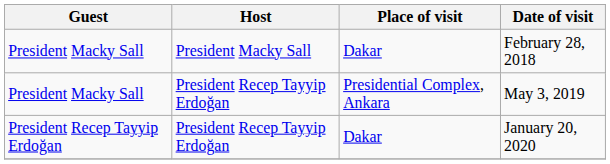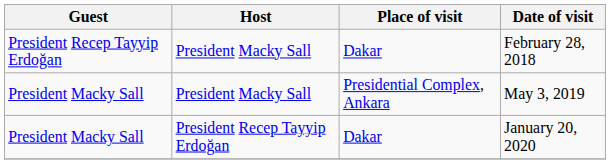(76, 51) President Macky Sall -> (83, 51) President Recep Tayyip Erdoğan
(251, 94) President Recep Tayyip Erdoğan -> (243, 94) President Macky Sall
(83, 136) President Recep Tayyip Erdoğan -> (76, 136) President Macky Sall
